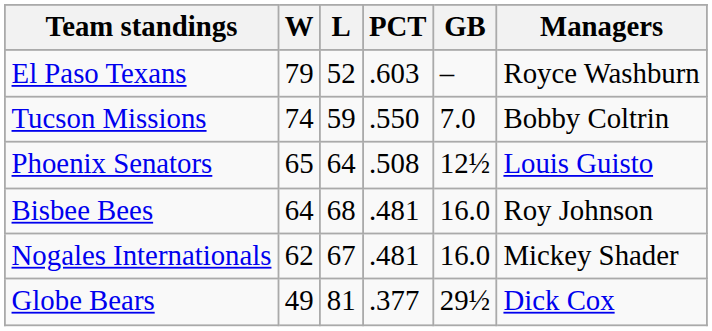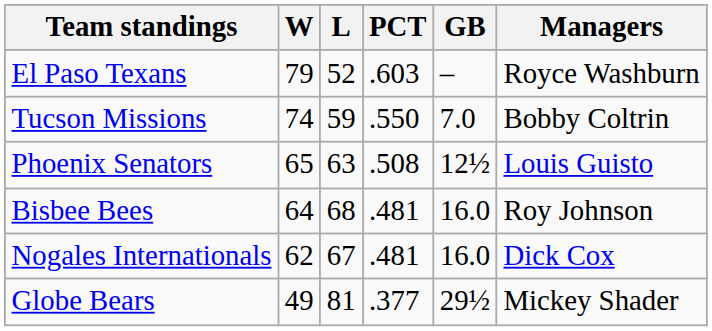(341, 164) 64 -> (341, 164) 63
(591, 255) Mickey Shader -> (559, 255) Dick Cox
(559, 301) Dick Cox -> (591, 301) Mickey Shader
